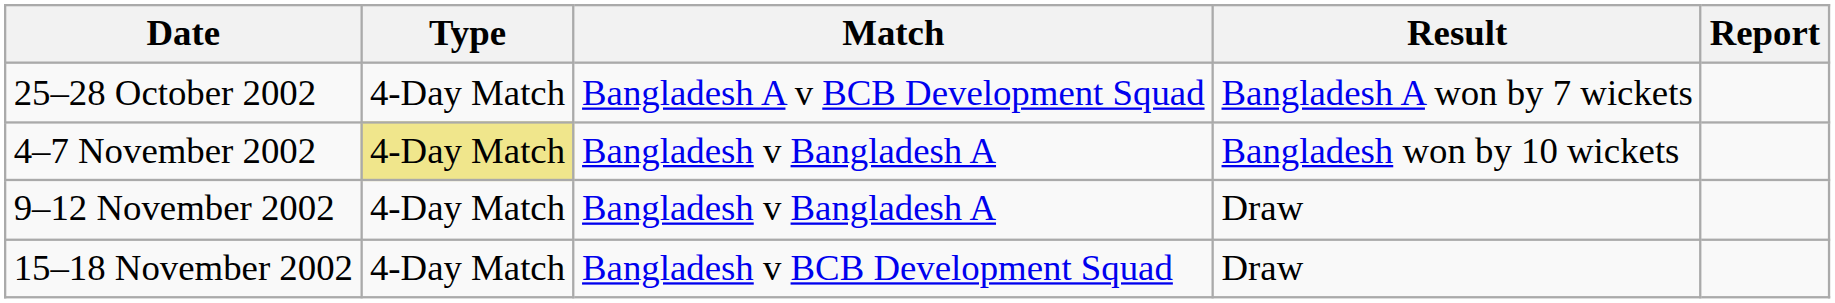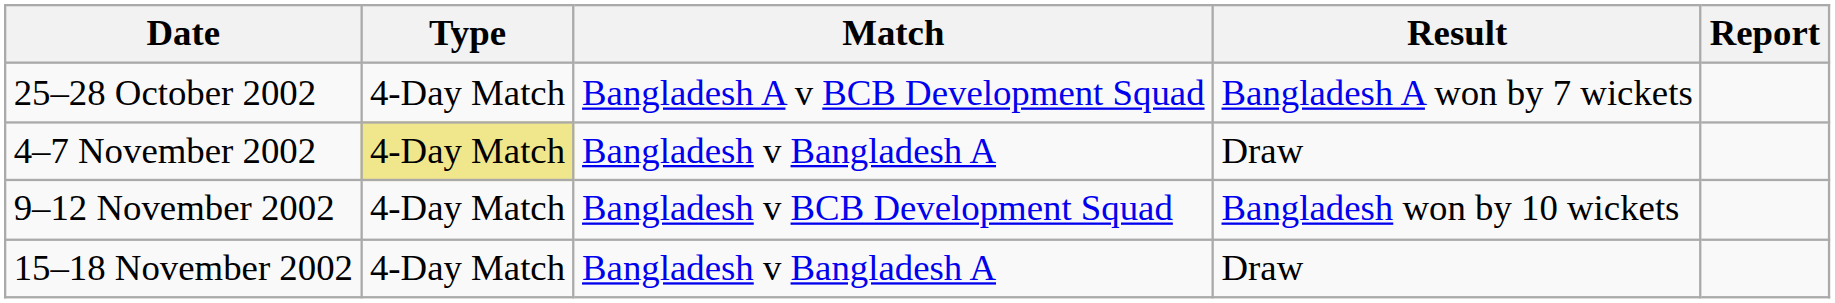(1450, 150) Bangladesh won by 10 wickets -> (1262, 150) Draw
(789, 208) Bangladesh v Bangladesh A -> (877, 208) Bangladesh v BCB Development Squad
(1262, 208) Draw -> (1450, 208) Bangladesh won by 10 wickets
(877, 267) Bangladesh v BCB Development Squad -> (789, 267) Bangladesh v Bangladesh A
